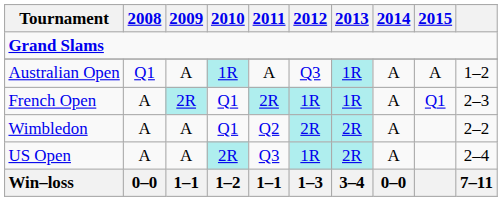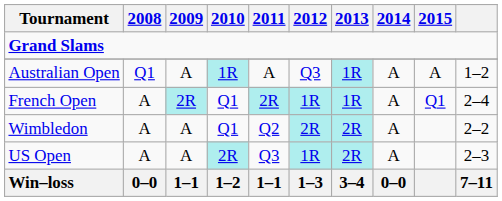(476, 100) 2–3 -> (476, 100) 2–4
(476, 155) 2–4 -> (476, 155) 2–3
